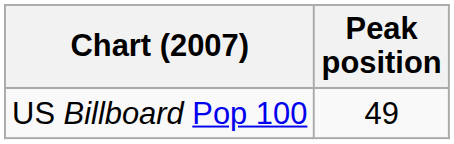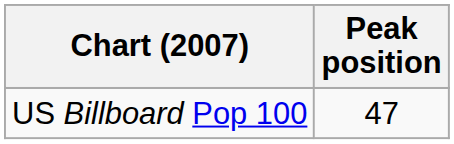(382, 112) 49 -> (382, 112) 47
